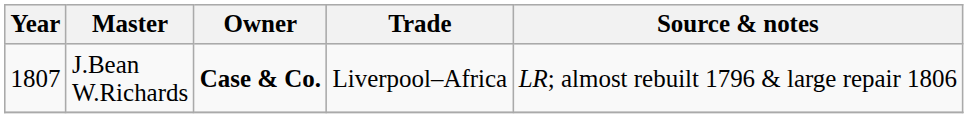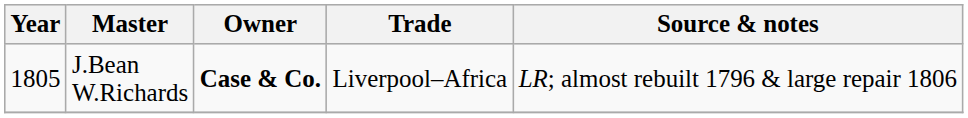(35, 77) 1807 -> (35, 77) 1805
